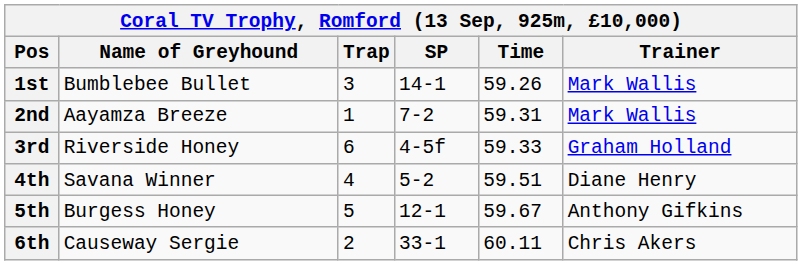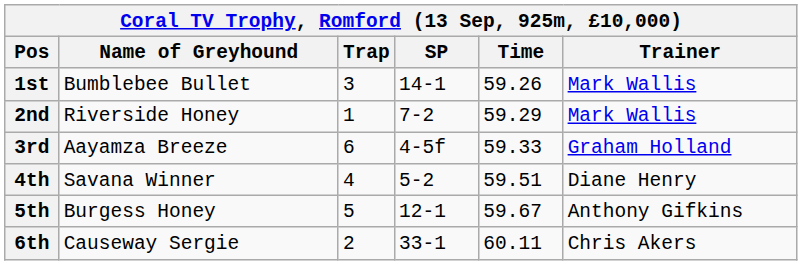(146, 116) Aayamza Breeze -> (151, 116) Riverside Honey
(513, 116) 59.31 -> (513, 116) 59.29
(151, 148) Riverside Honey -> (146, 148) Aayamza Breeze
